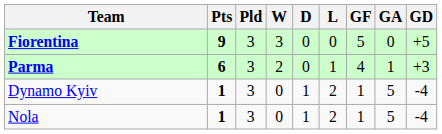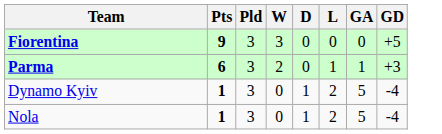- column: (361, 16)
